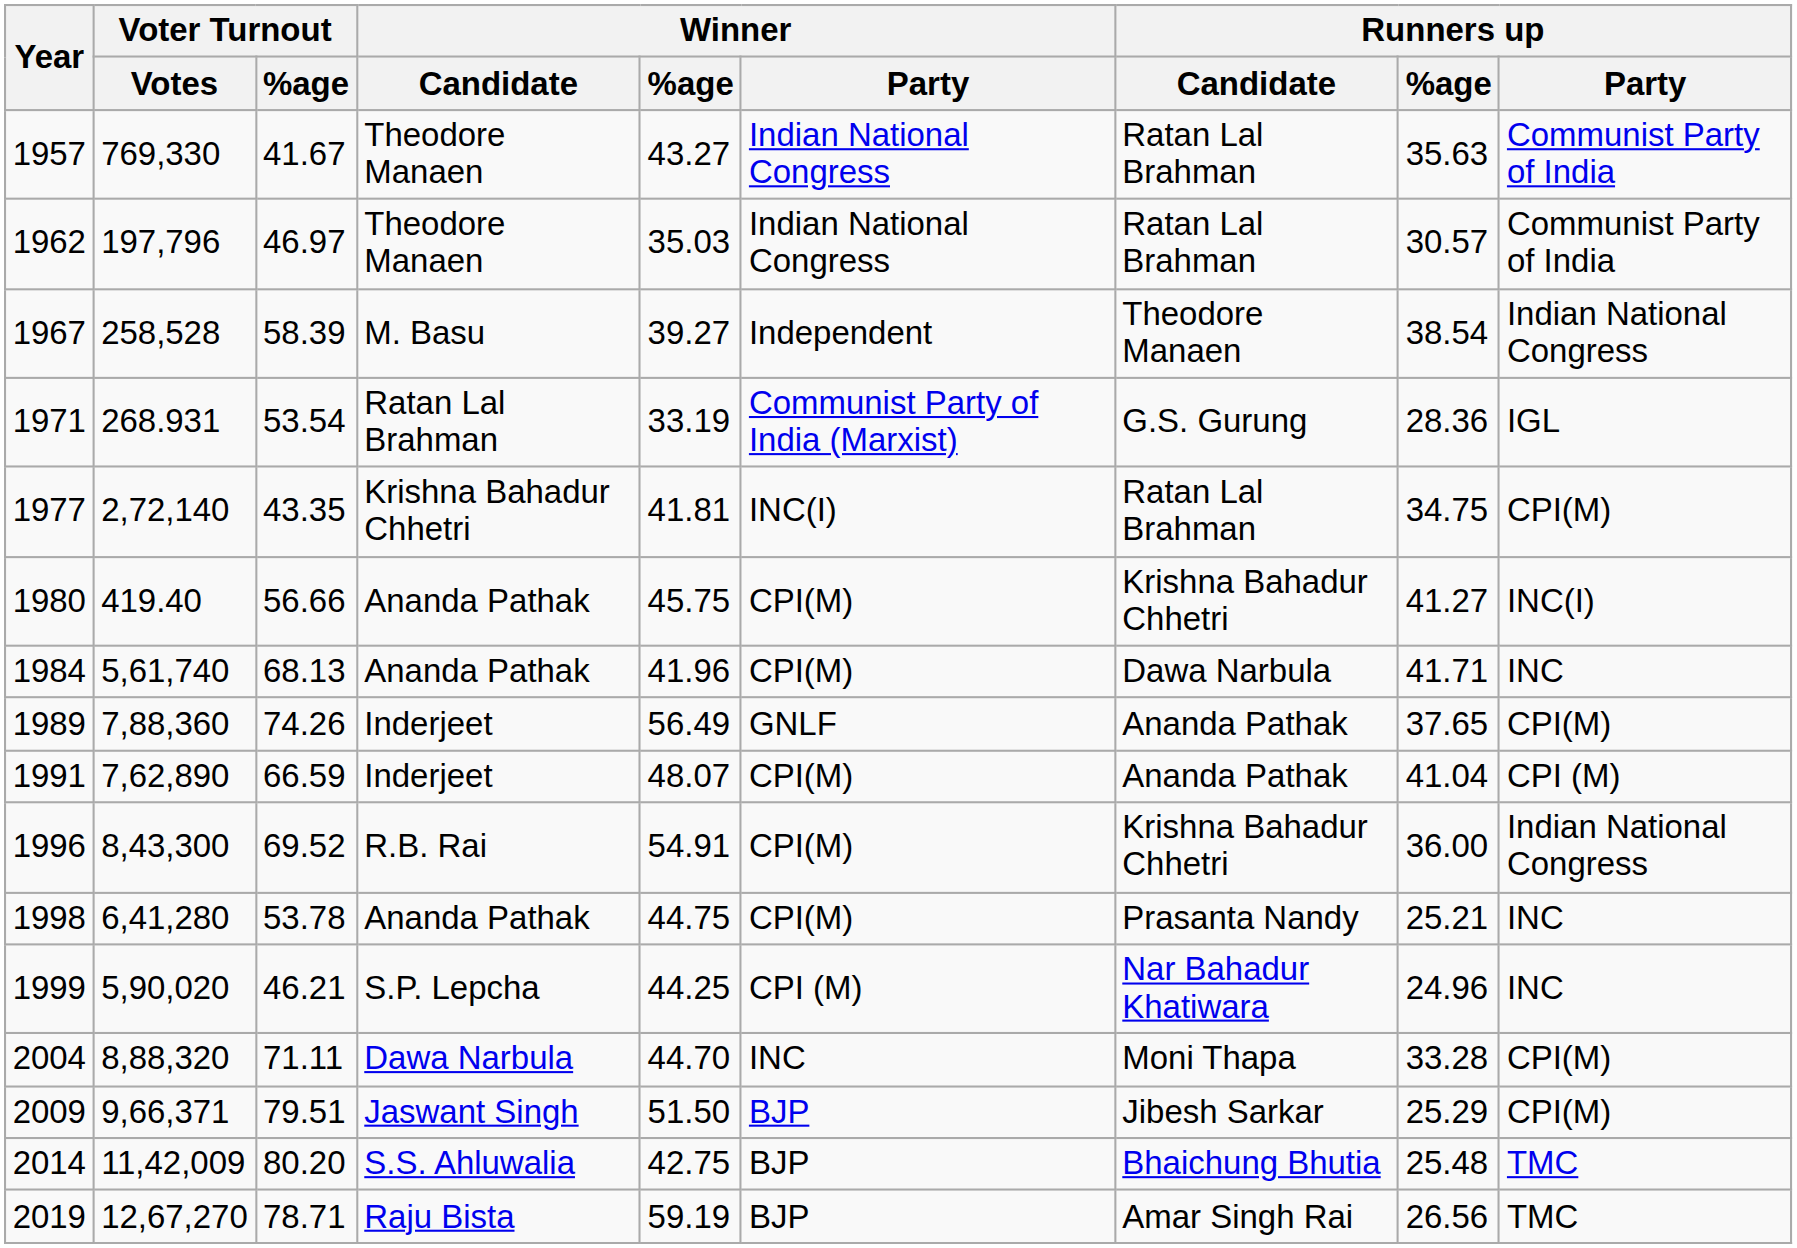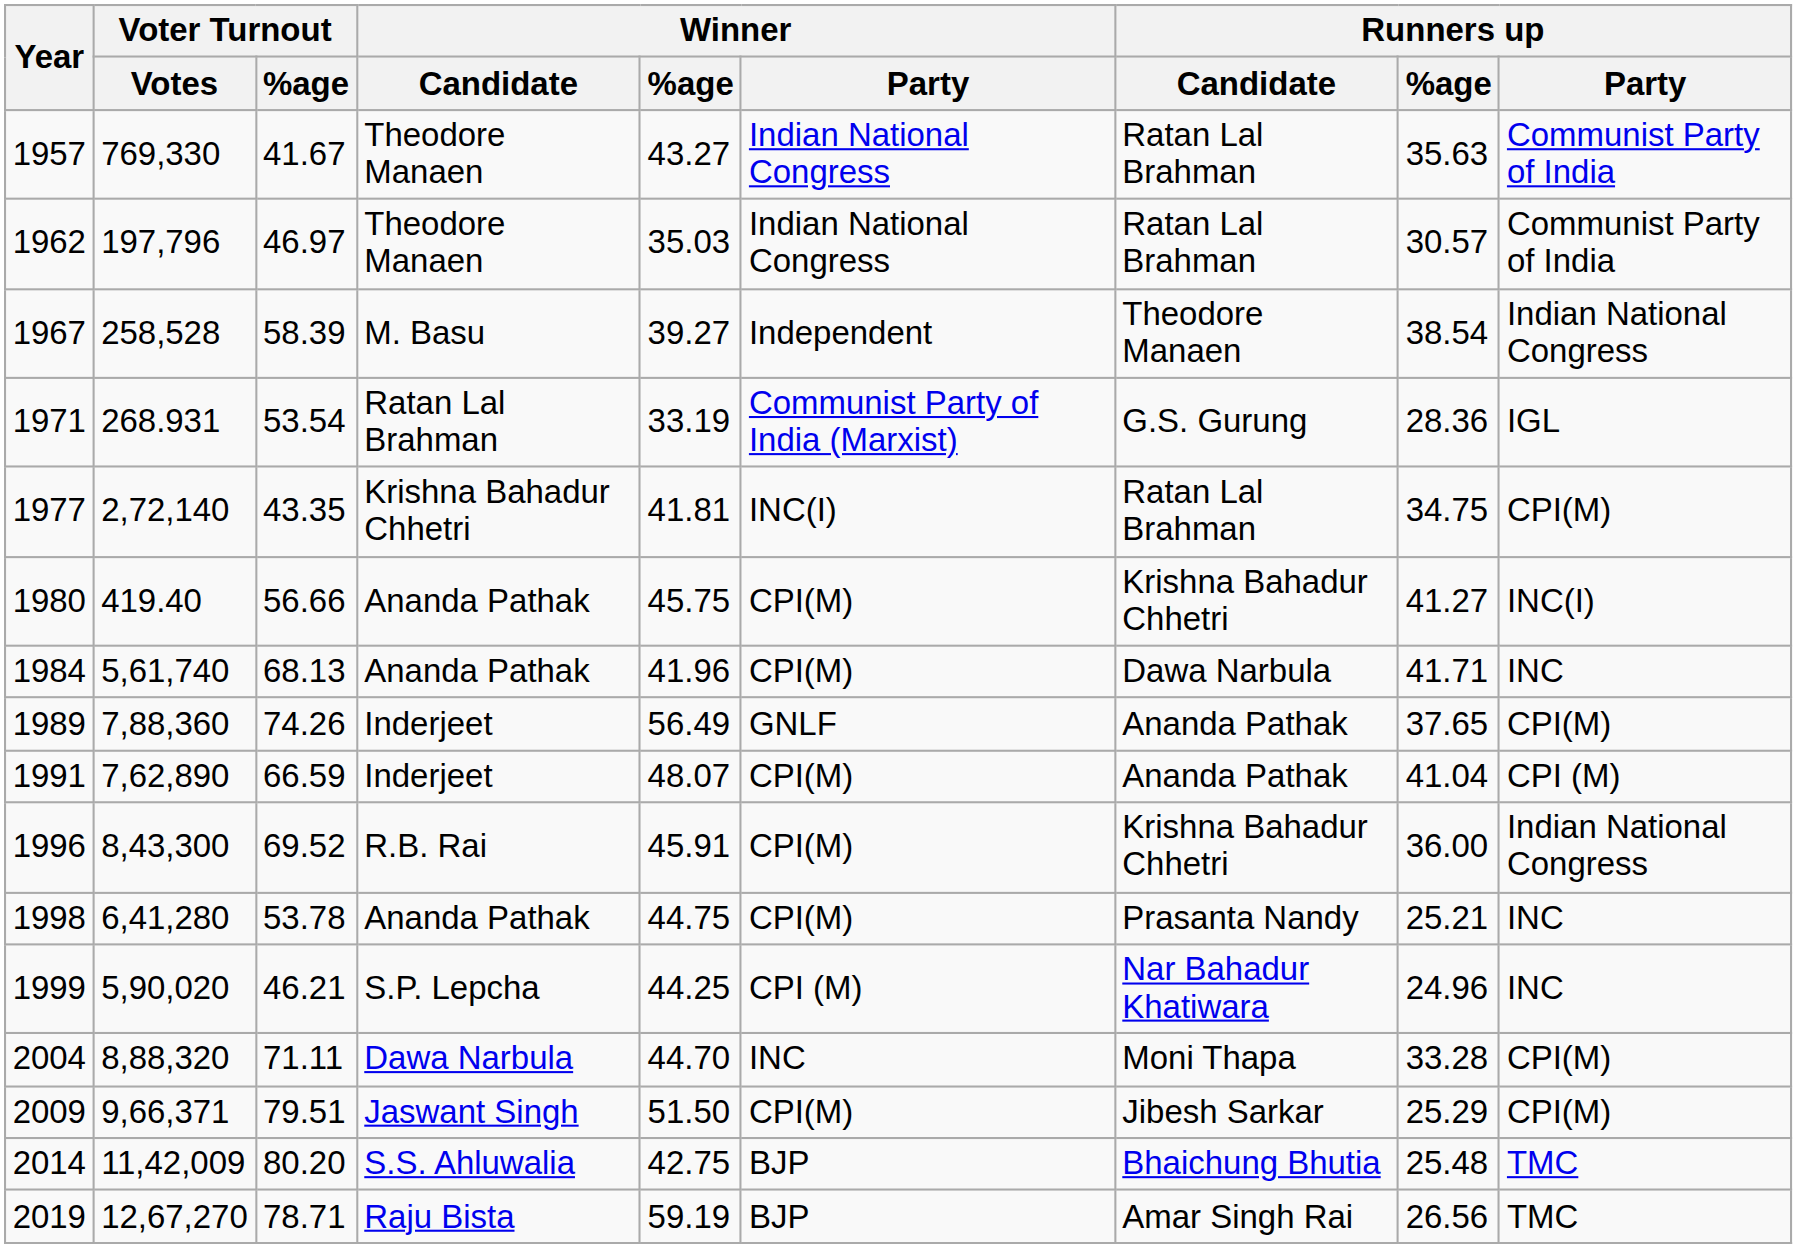(689, 846) 54.91 -> (689, 846) 45.91
(779, 1111) BJP -> (801, 1111) CPI(M)
